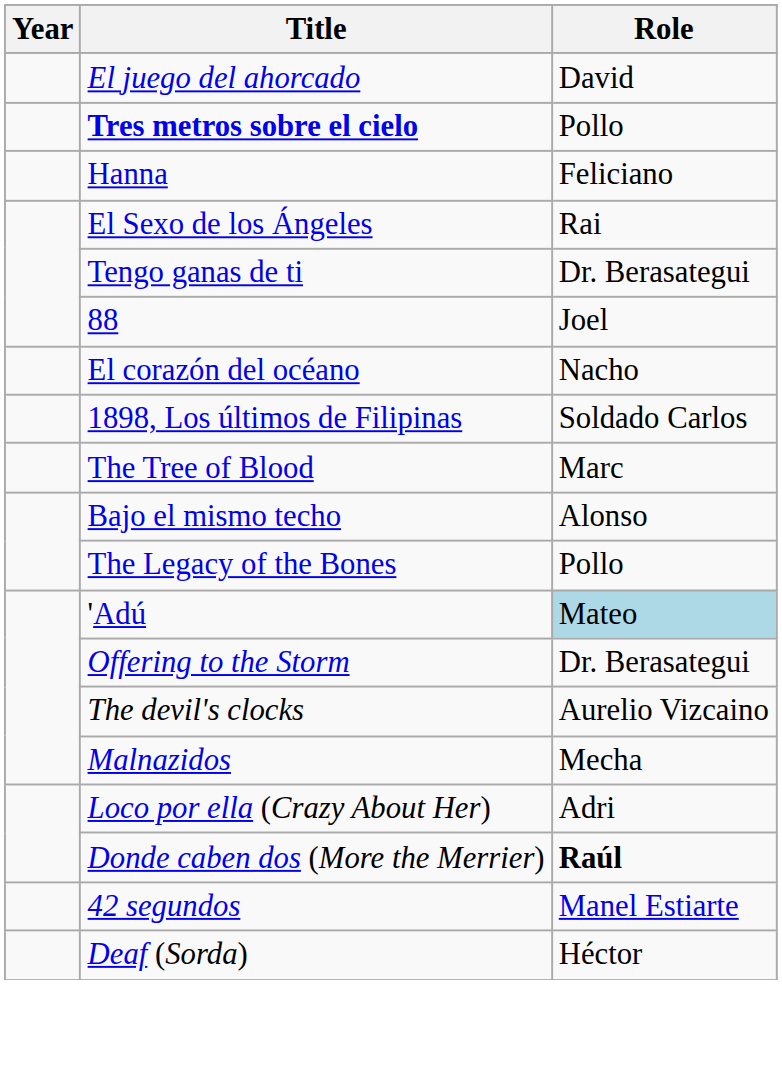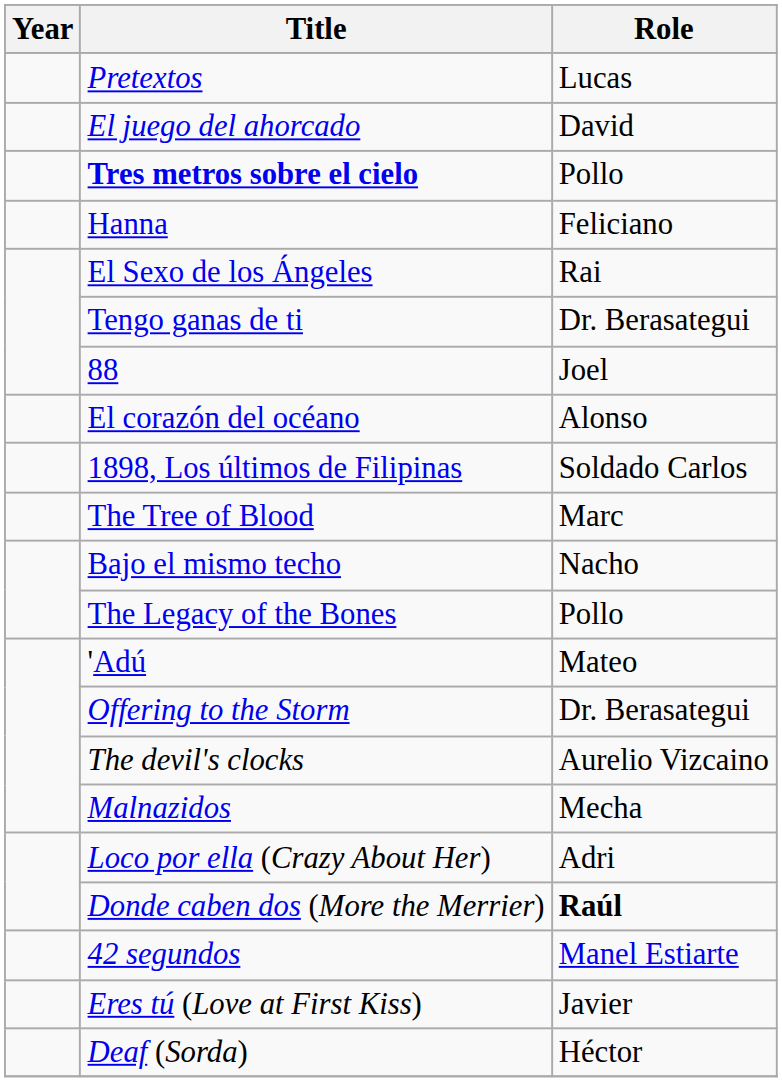+ row: (145, 77)
(599, 369) Nacho -> (603, 418) Alonso
(603, 516) Alonso -> (599, 564) Nacho
(598, 613) lightblue background -> (598, 662) no background
+ row: (255, 1003)
